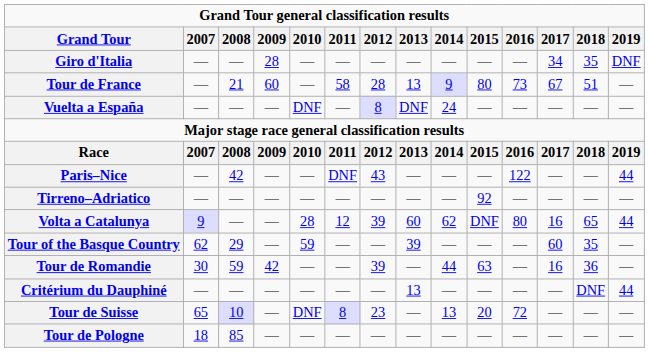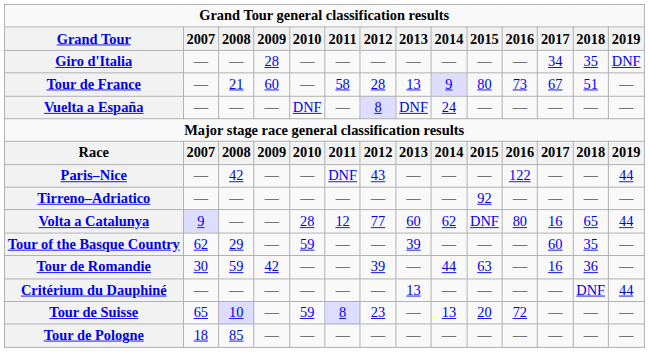(378, 221) 39 -> (378, 221) 77
(307, 312) DNF -> (307, 312) 59
